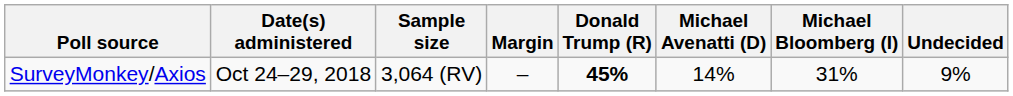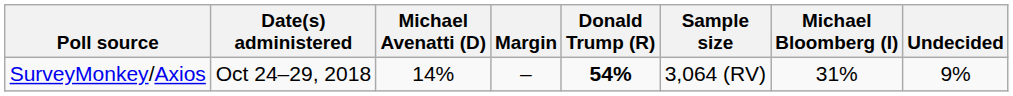columns swapped: (432, 32) <-> (714, 32)
(607, 75) 45% -> (611, 75) 54%
